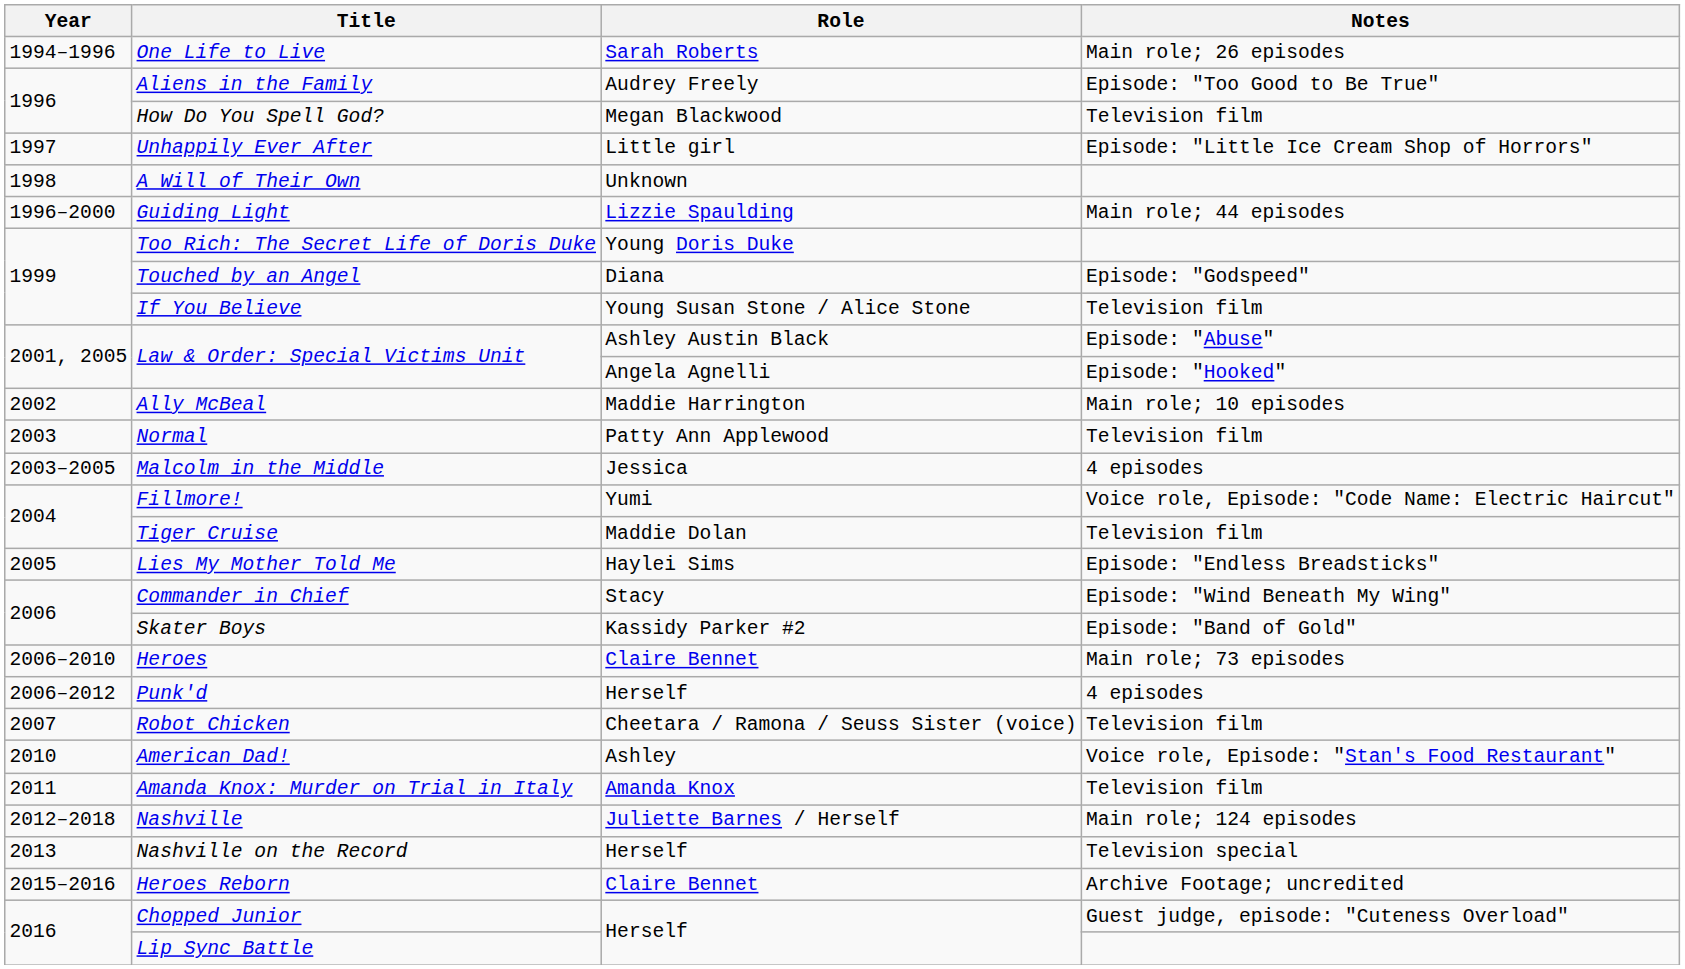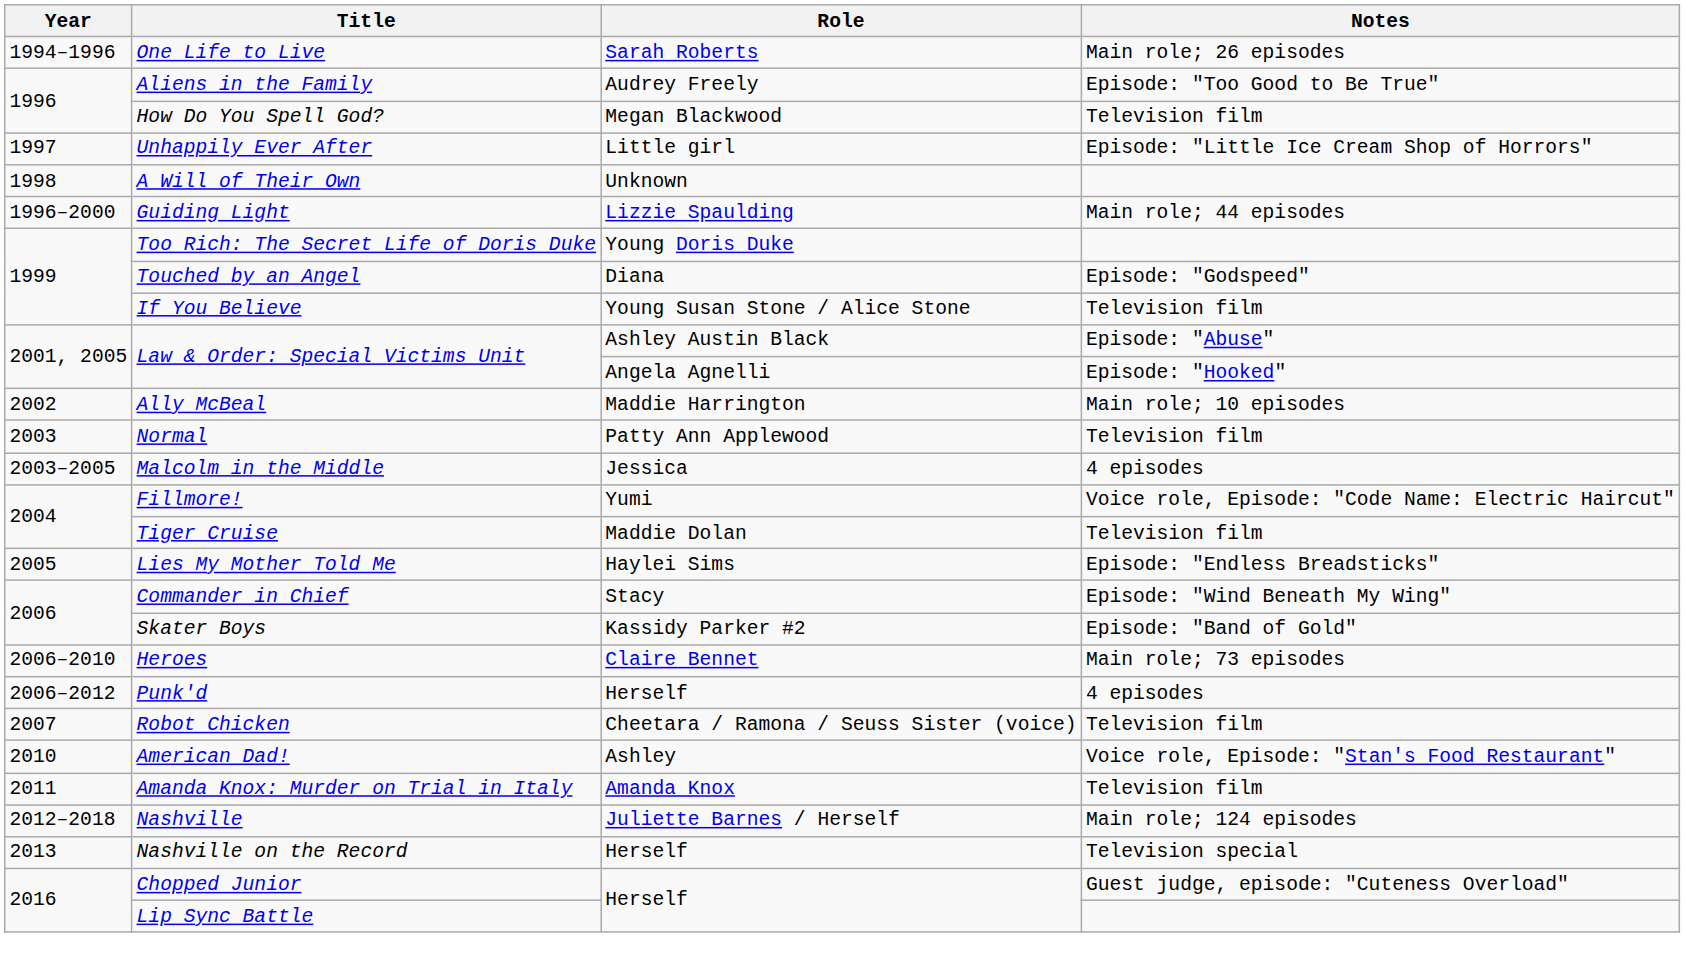- row: (213, 885)
